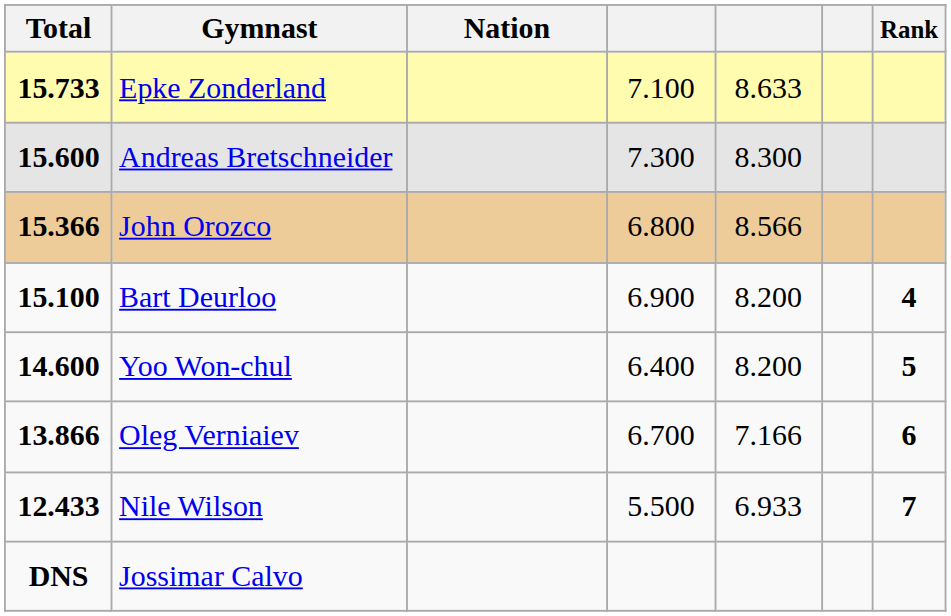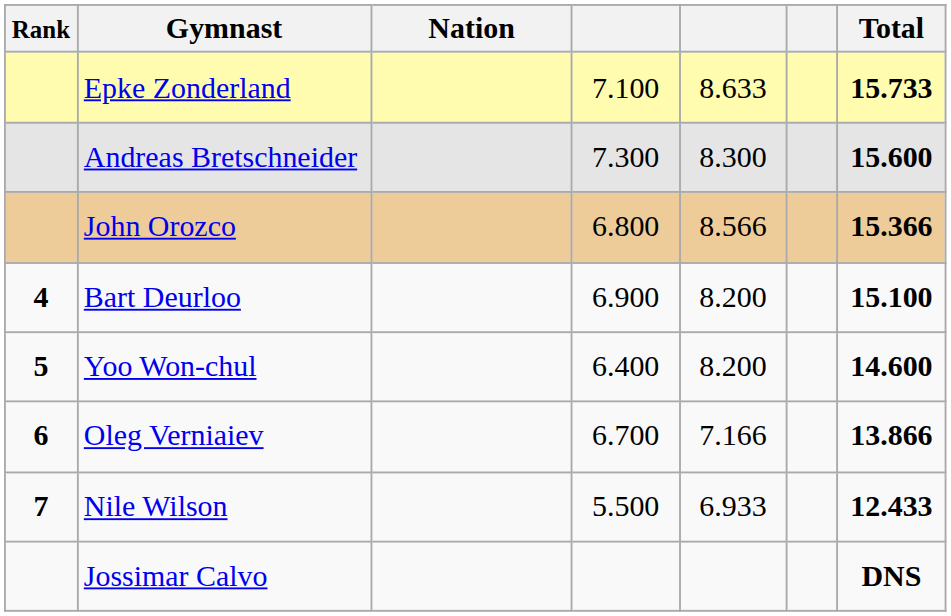columns swapped: (909, 30) <-> (59, 28)
